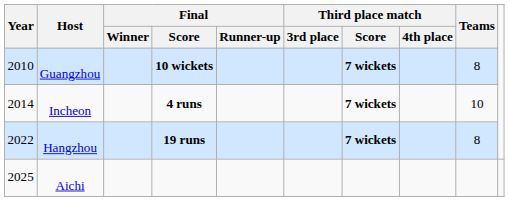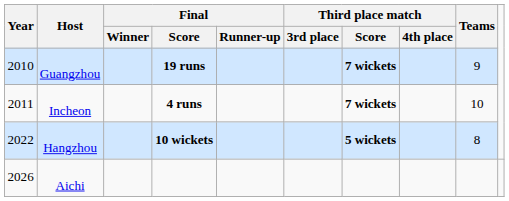(184, 66) 10 wickets -> (184, 66) 19 runs
(477, 66) 8 -> (477, 66) 9
(21, 103) 2014 -> (21, 103) 2011
(184, 140) 19 runs -> (184, 140) 10 wickets
(371, 140) 7 wickets -> (371, 140) 5 wickets
(21, 177) 2025 -> (21, 177) 2026
